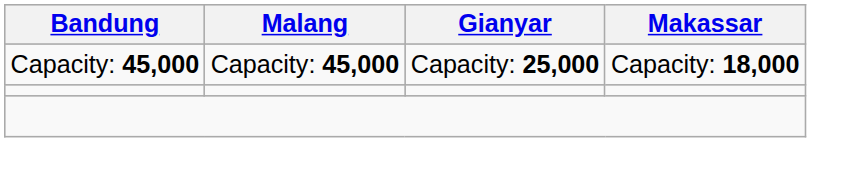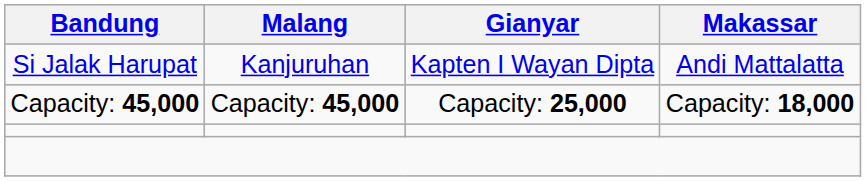+ row: (105, 64)
